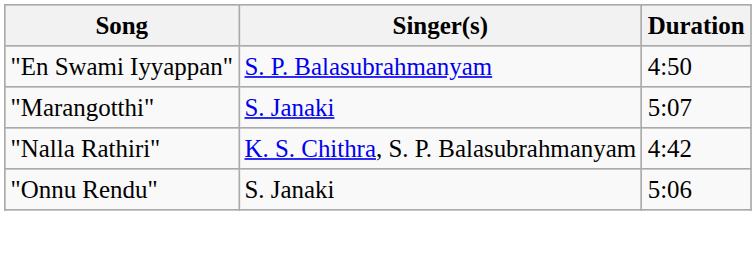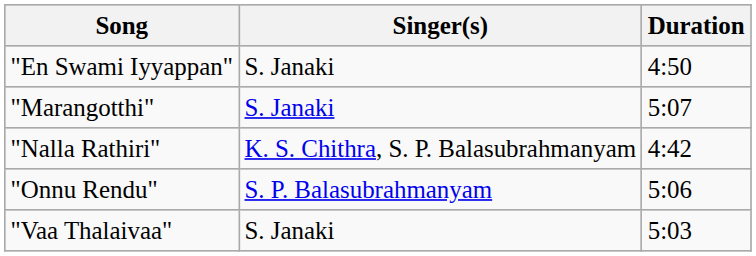(368, 66) S. P. Balasubrahmanyam -> (289, 66) S. Janaki
(289, 189) S. Janaki -> (368, 189) S. P. Balasubrahmanyam
+ row: (91, 230)
